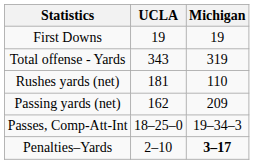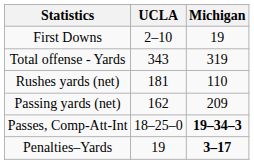(158, 37) 19 -> (158, 37) 2–10
(217, 125) normal -> (217, 125) bold
(158, 147) 2–10 -> (158, 147) 19
